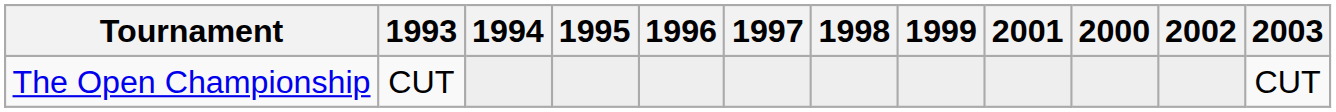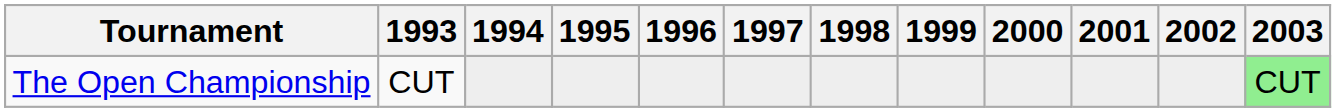columns swapped: (1114, 31) <-> (1028, 31)
(1288, 82) no background -> (1288, 82) lightgreen background
